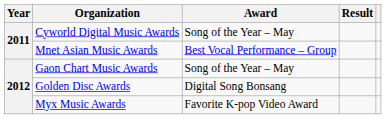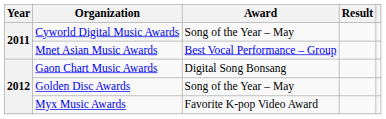(239, 68) Song of the Year – May -> (235, 68) Digital Song Bonsang
(235, 86) Digital Song Bonsang -> (239, 86) Song of the Year – May
